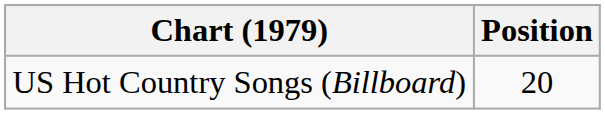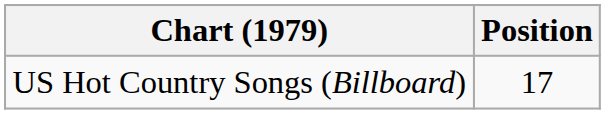(537, 81) 20 -> (537, 81) 17
